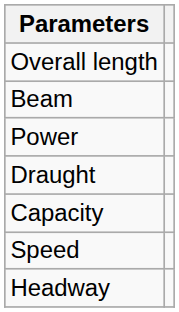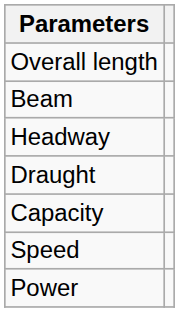rows swapped: (60, 288) <-> (44, 137)
